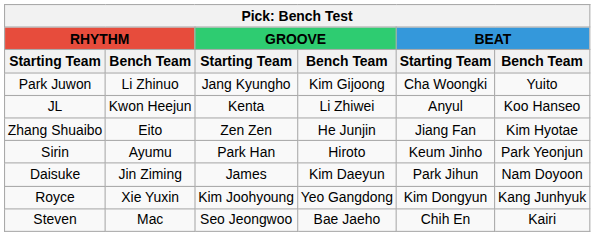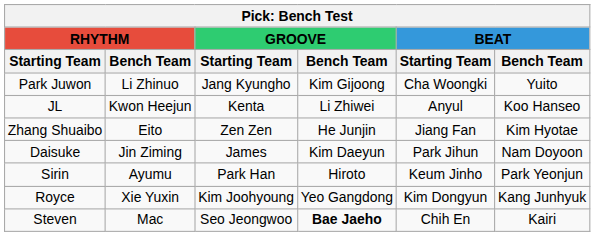rows swapped: (55, 175) <-> (55, 152)
(347, 220) normal -> (347, 220) bold
